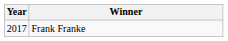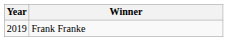(17, 28) 2017 -> (17, 28) 2019
